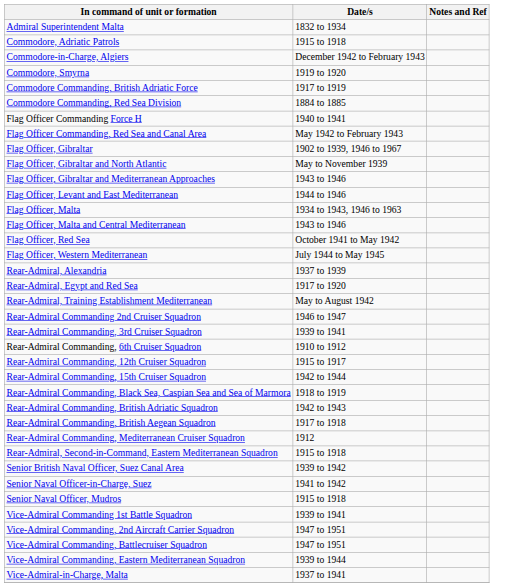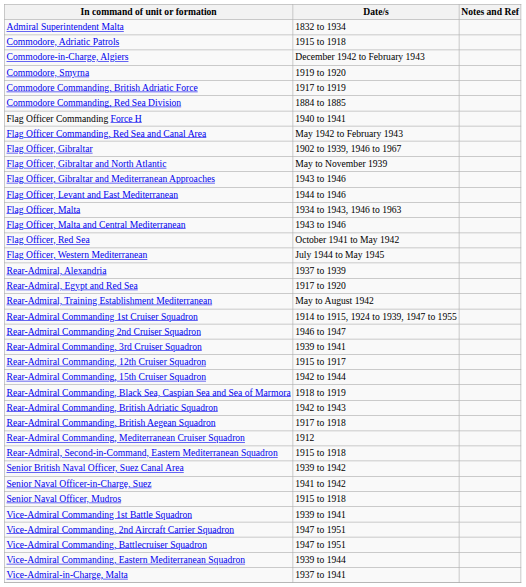+ row: (102, 316)
- row: (104, 347)
